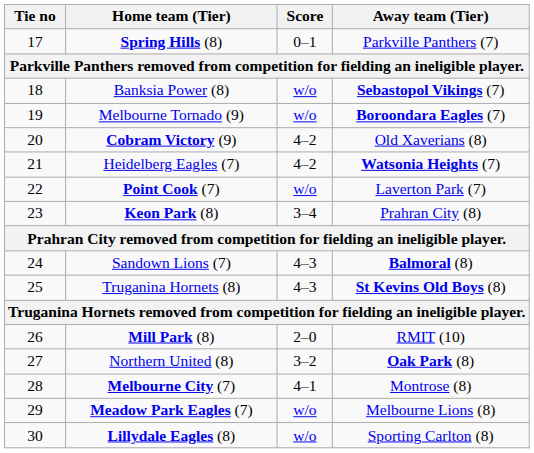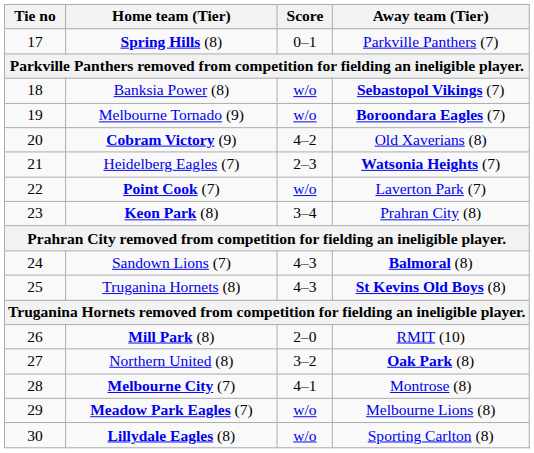(305, 164) 4–2 -> (305, 164) 2–3
